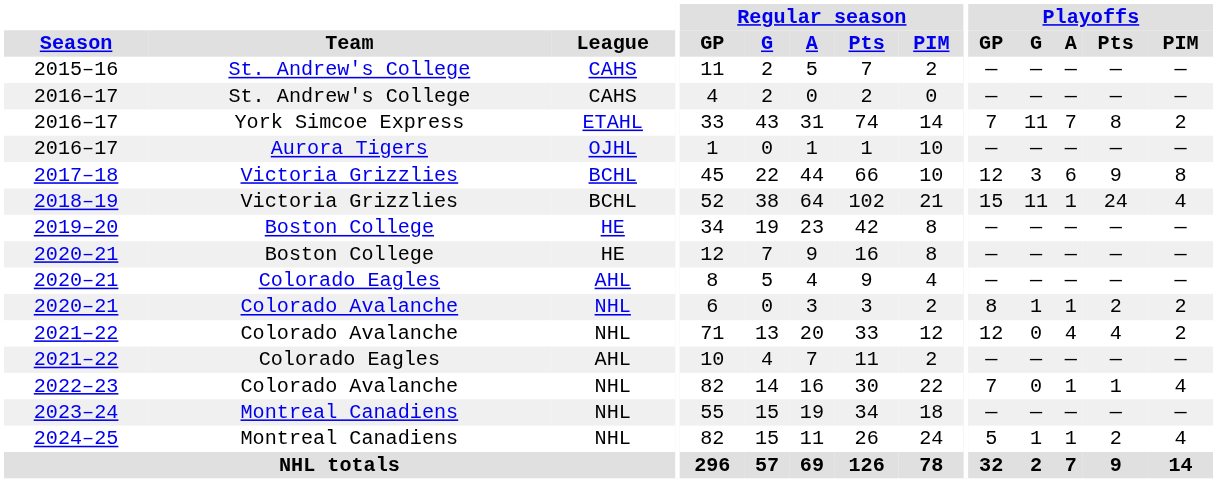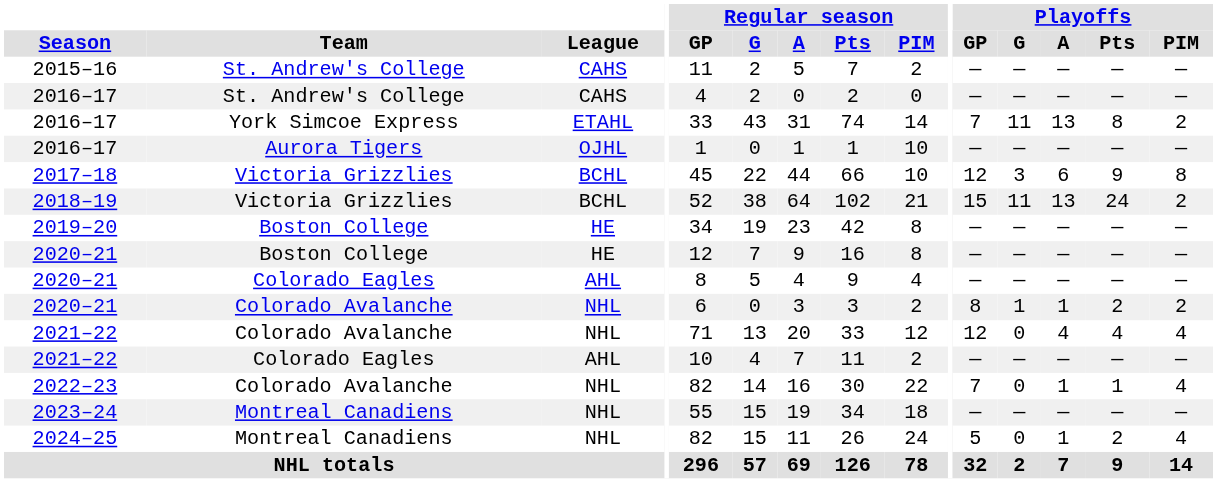(1071, 123) 7 -> (1063, 123) 13
(1071, 202) 1 -> (1063, 202) 13
(1181, 202) 4 -> (1181, 202) 2
(1181, 333) 2 -> (1181, 333) 4
(1036, 439) 1 -> (1019, 439) 0
